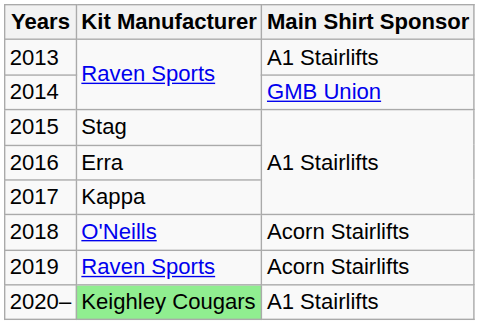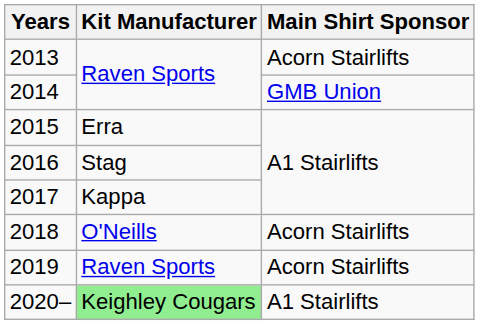(323, 57) A1 Stairlifts -> (338, 57) Acorn Stairlifts
(104, 127) Stag -> (102, 127) Erra
(102, 162) Erra -> (104, 162) Stag
